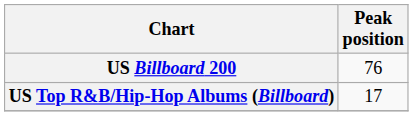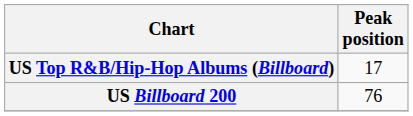rows swapped: (172, 67) <-> (172, 96)
